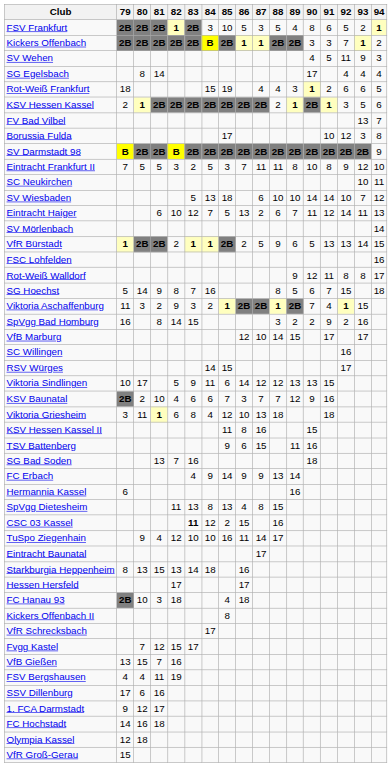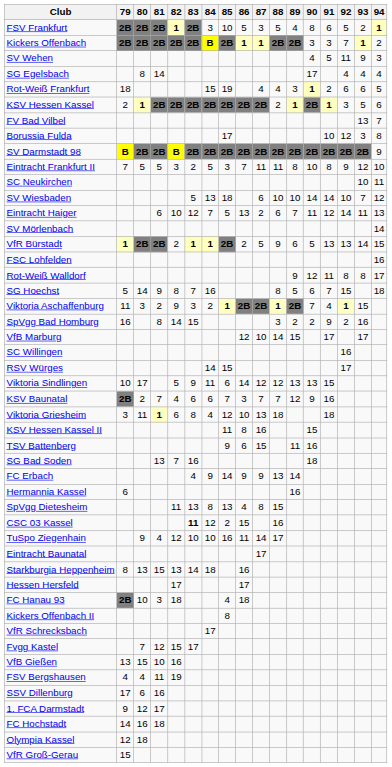(159, 399) 10 -> (159, 399) 7
(159, 662) 7 -> (159, 662) 10
